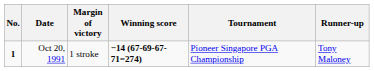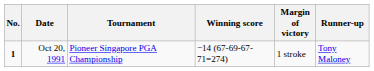columns swapped: (252, 23) <-> (88, 23)
(139, 54) bold -> (225, 54) normal
